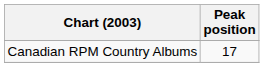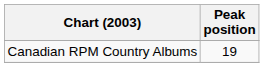(230, 51) 17 -> (230, 51) 19
